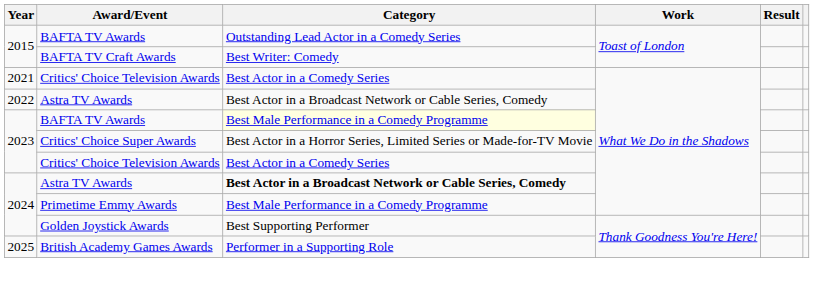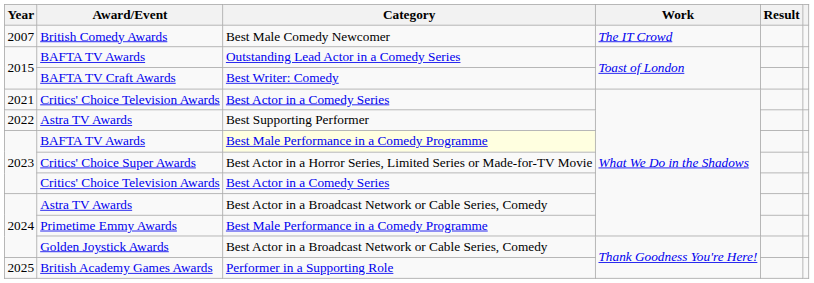+ row: (21, 36)
(387, 99) Best Actor in a Broadcast Network or Cable Series, Comedy -> (297, 120) Best Supporting Performer
(396, 183) bold -> (387, 204) normal
(297, 225) Best Supporting Performer -> (387, 246) Best Actor in a Broadcast Network or Cable Series, Comedy
